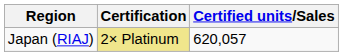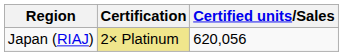(220, 39) 620,057 -> (220, 39) 620,056
